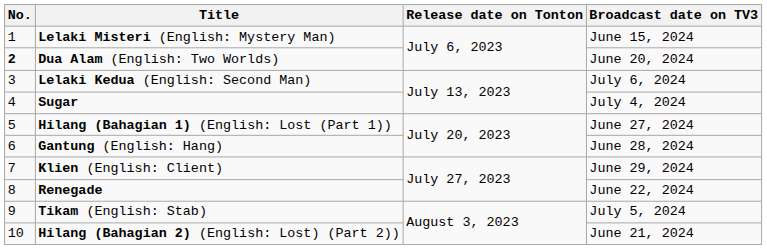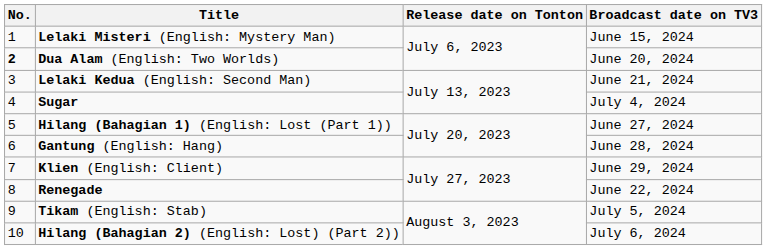(638, 81) July 6, 2024 -> (642, 81) June 21, 2024
(642, 234) June 21, 2024 -> (638, 234) July 6, 2024
